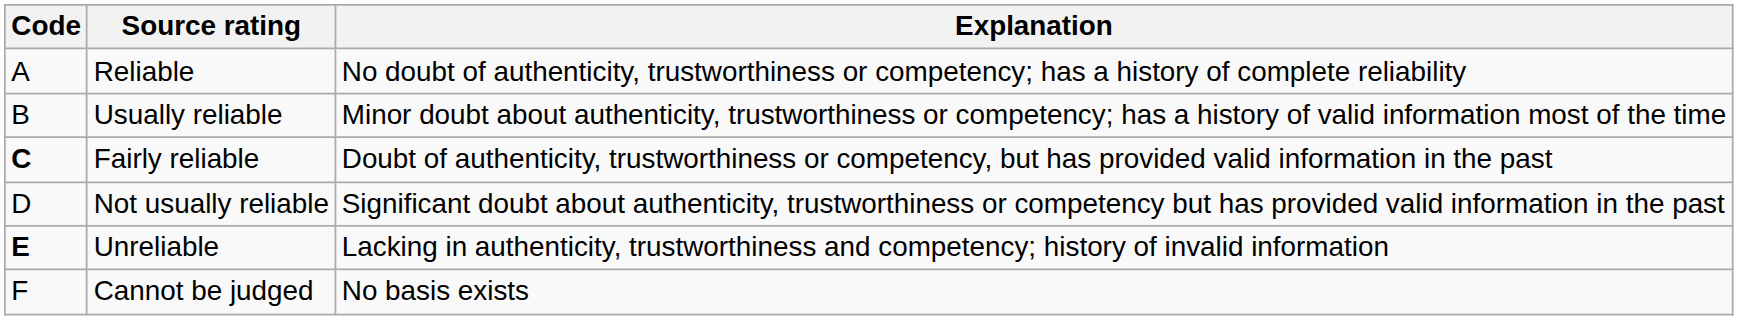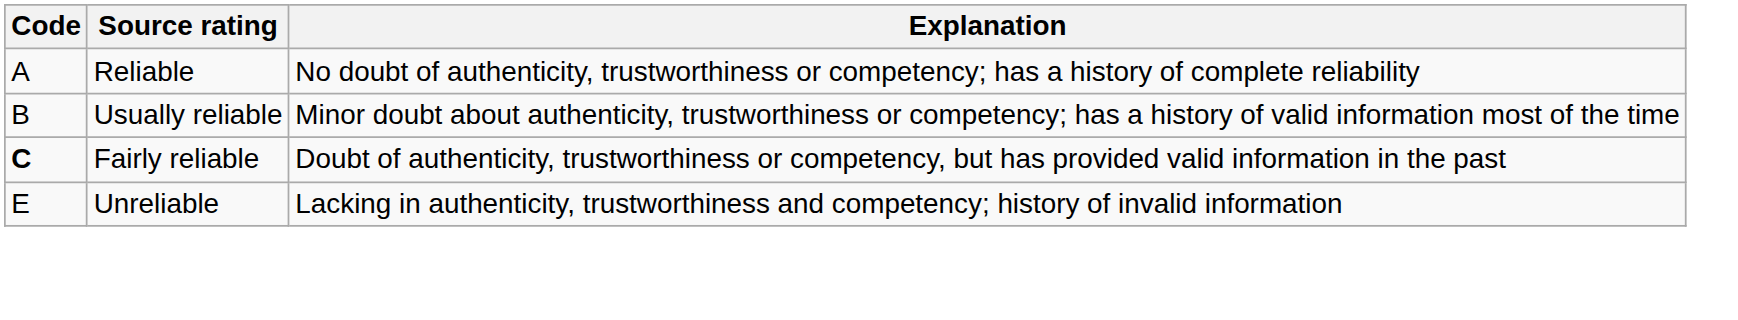- row: (211, 203)
(21, 247) bold -> (21, 203) normal
- row: (204, 291)
